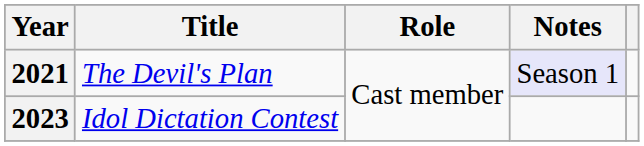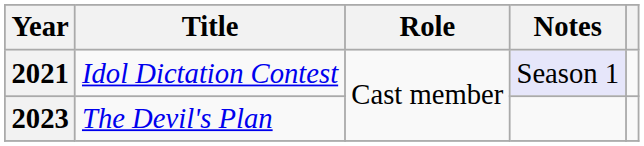(177, 72) The Devil's Plan -> (210, 72) Idol Dictation Contest
(210, 118) Idol Dictation Contest -> (177, 118) The Devil's Plan
